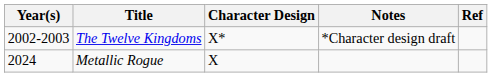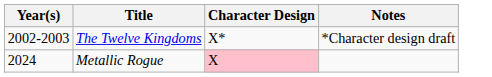- column: (472, 15)
(213, 60) no background -> (213, 60) pink background
